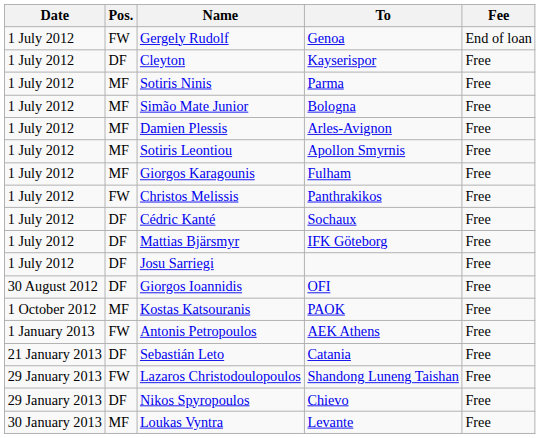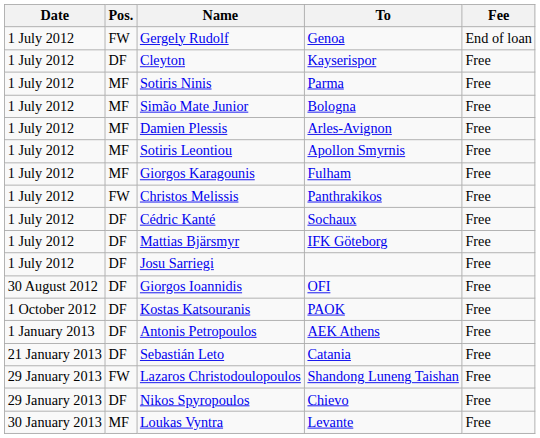(119, 309) MF -> (118, 309) DF
(119, 331) FW -> (118, 331) DF
